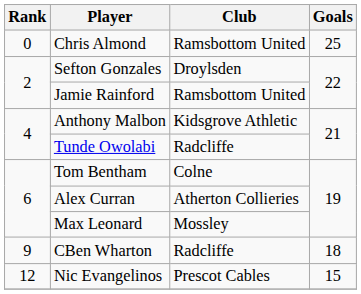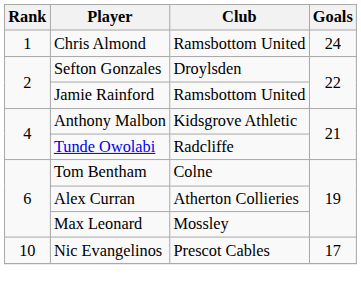(27, 43) 0 -> (27, 43) 1
(333, 43) 25 -> (333, 43) 24
- row: (103, 250)
(27, 276) 12 -> (27, 250) 10
(333, 276) 15 -> (333, 250) 17
